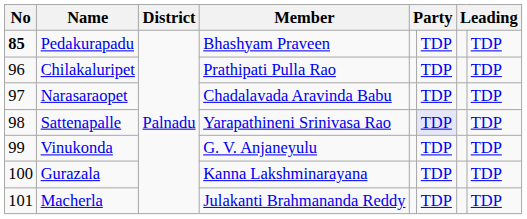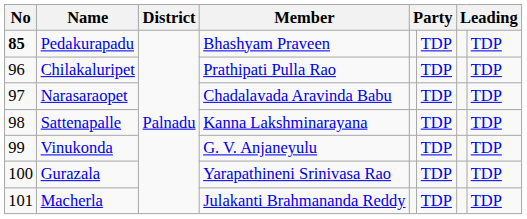(297, 122) Yarapathineni Srinivasa Rao -> (285, 122) Kanna Lakshminarayana
(436, 122) lavender background -> (436, 122) no background
(285, 174) Kanna Lakshminarayana -> (297, 174) Yarapathineni Srinivasa Rao
